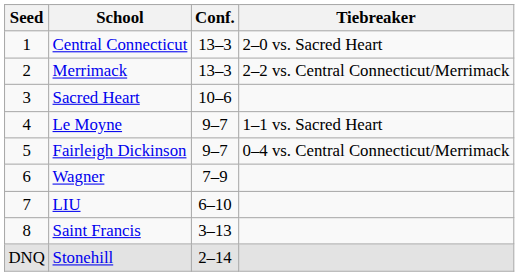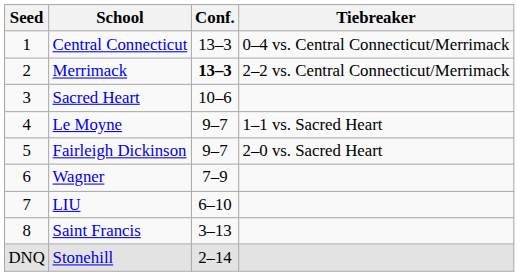(313, 44) 2–0 vs. Sacred Heart -> (376, 44) 0–4 vs. Central Connecticut/Merrimack
(215, 71) normal -> (215, 71) bold
(376, 151) 0–4 vs. Central Connecticut/Merrimack -> (313, 151) 2–0 vs. Sacred Heart
